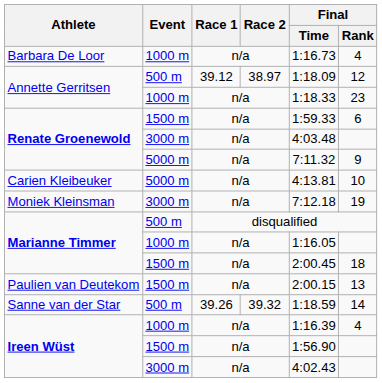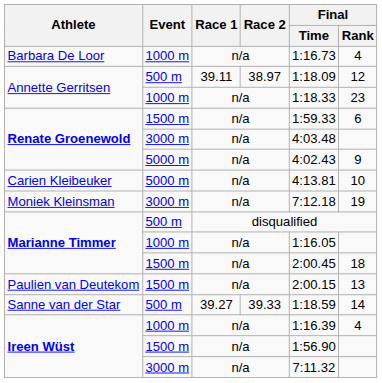(216, 77) 39.12 -> (216, 77) 39.11
(314, 160) 7:11.32 -> (314, 160) 4:02.43
(216, 305) 39.26 -> (216, 305) 39.27
(265, 305) 39.32 -> (265, 305) 39.33
(314, 367) 4:02.43 -> (314, 367) 7:11.32
